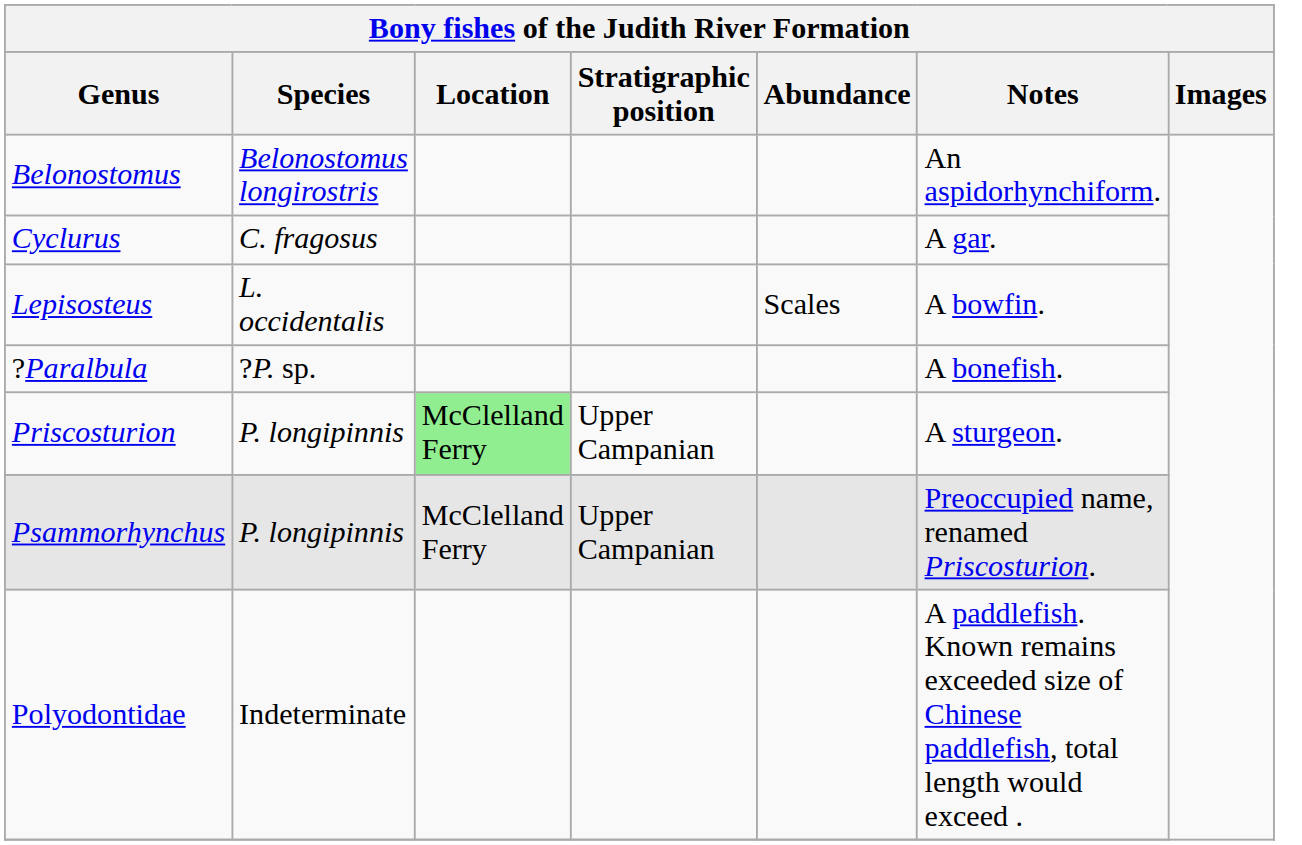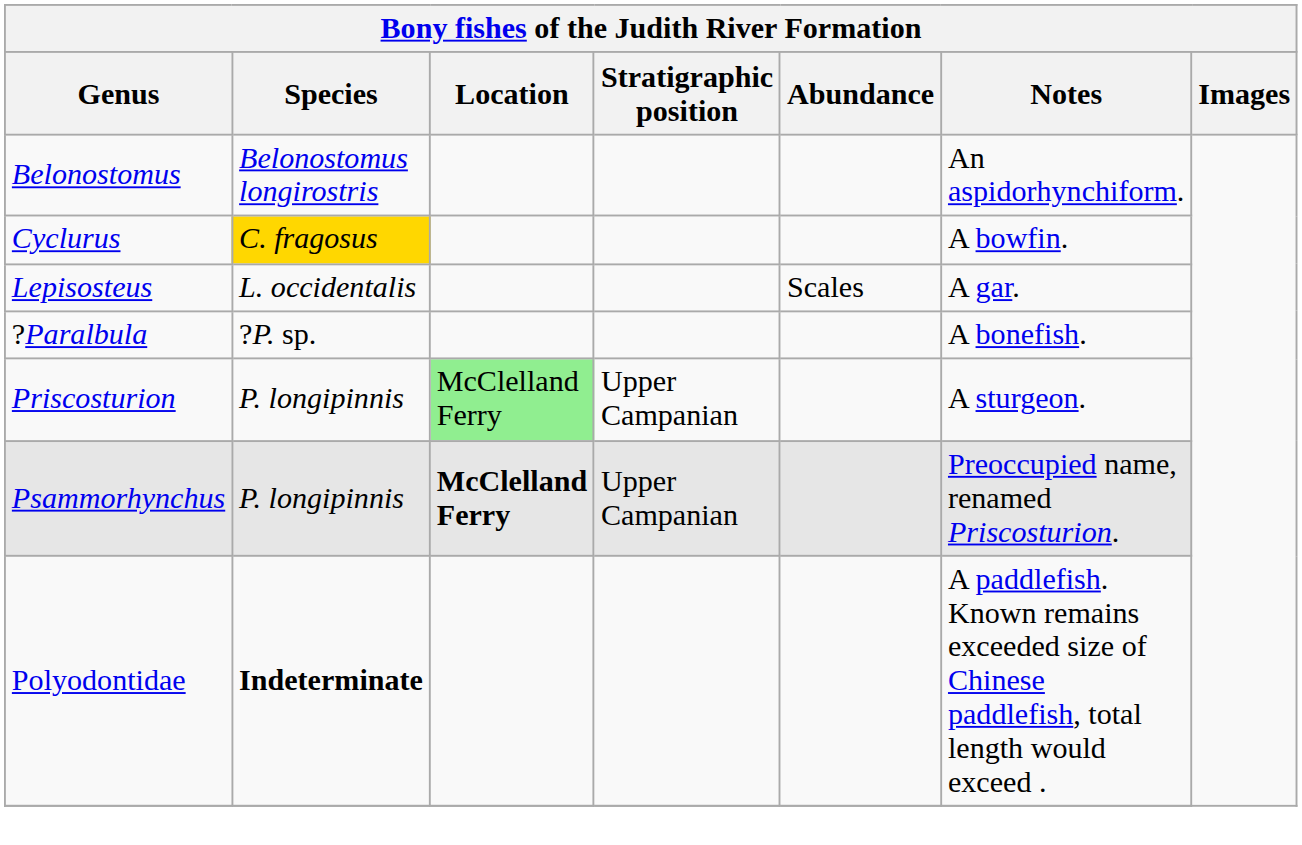(308, 239) no background -> (308, 239) gold background
(961, 239) A gar. -> (1008, 239) A bowfin.
(985, 303) A bowfin. -> (984, 286) A gar.
(493, 531) normal -> (512, 497) bold
(323, 714) normal -> (331, 680) bold
